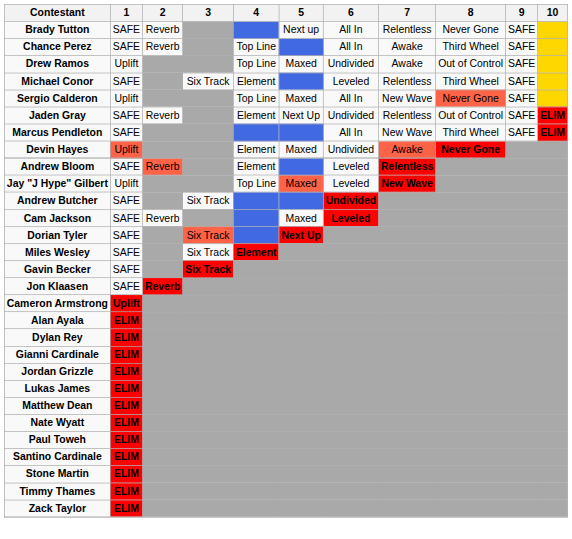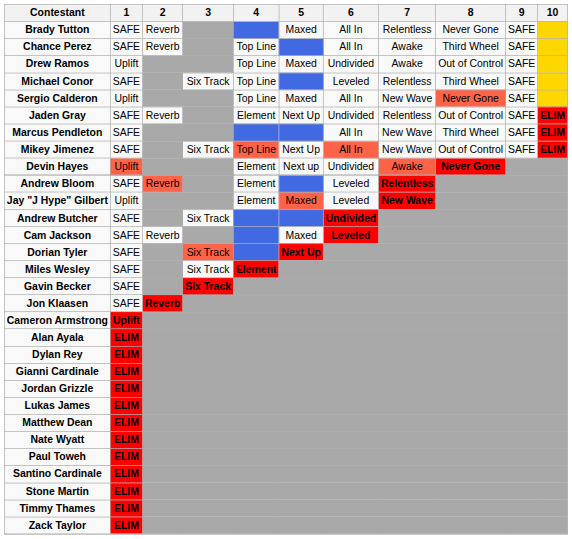(301, 30) Next up -> (301, 30) Maxed
(256, 81) Element -> (256, 81) Top Line
+ row: (57, 150)
(301, 150) Maxed -> (301, 167) Next up
(256, 184) Top Line -> (256, 201) Element
